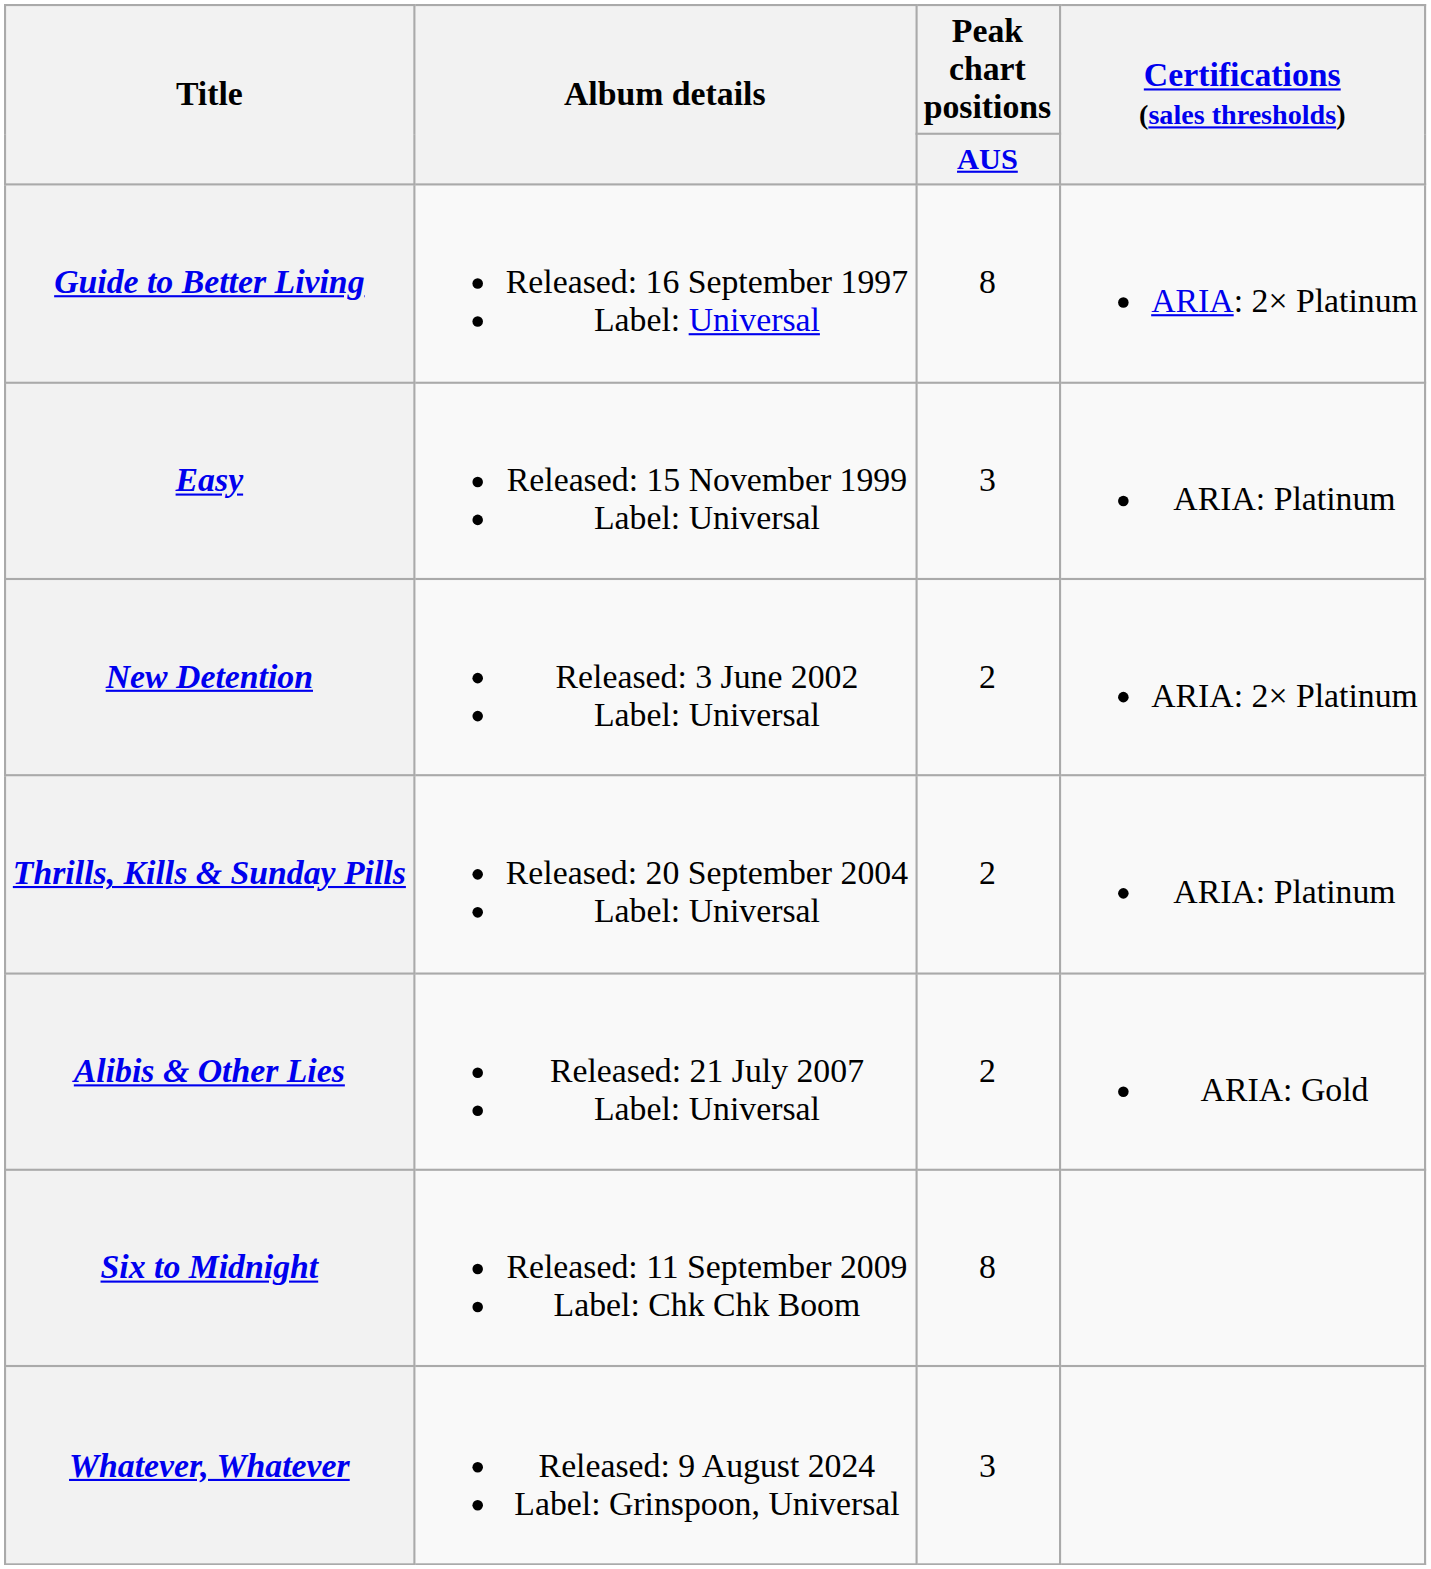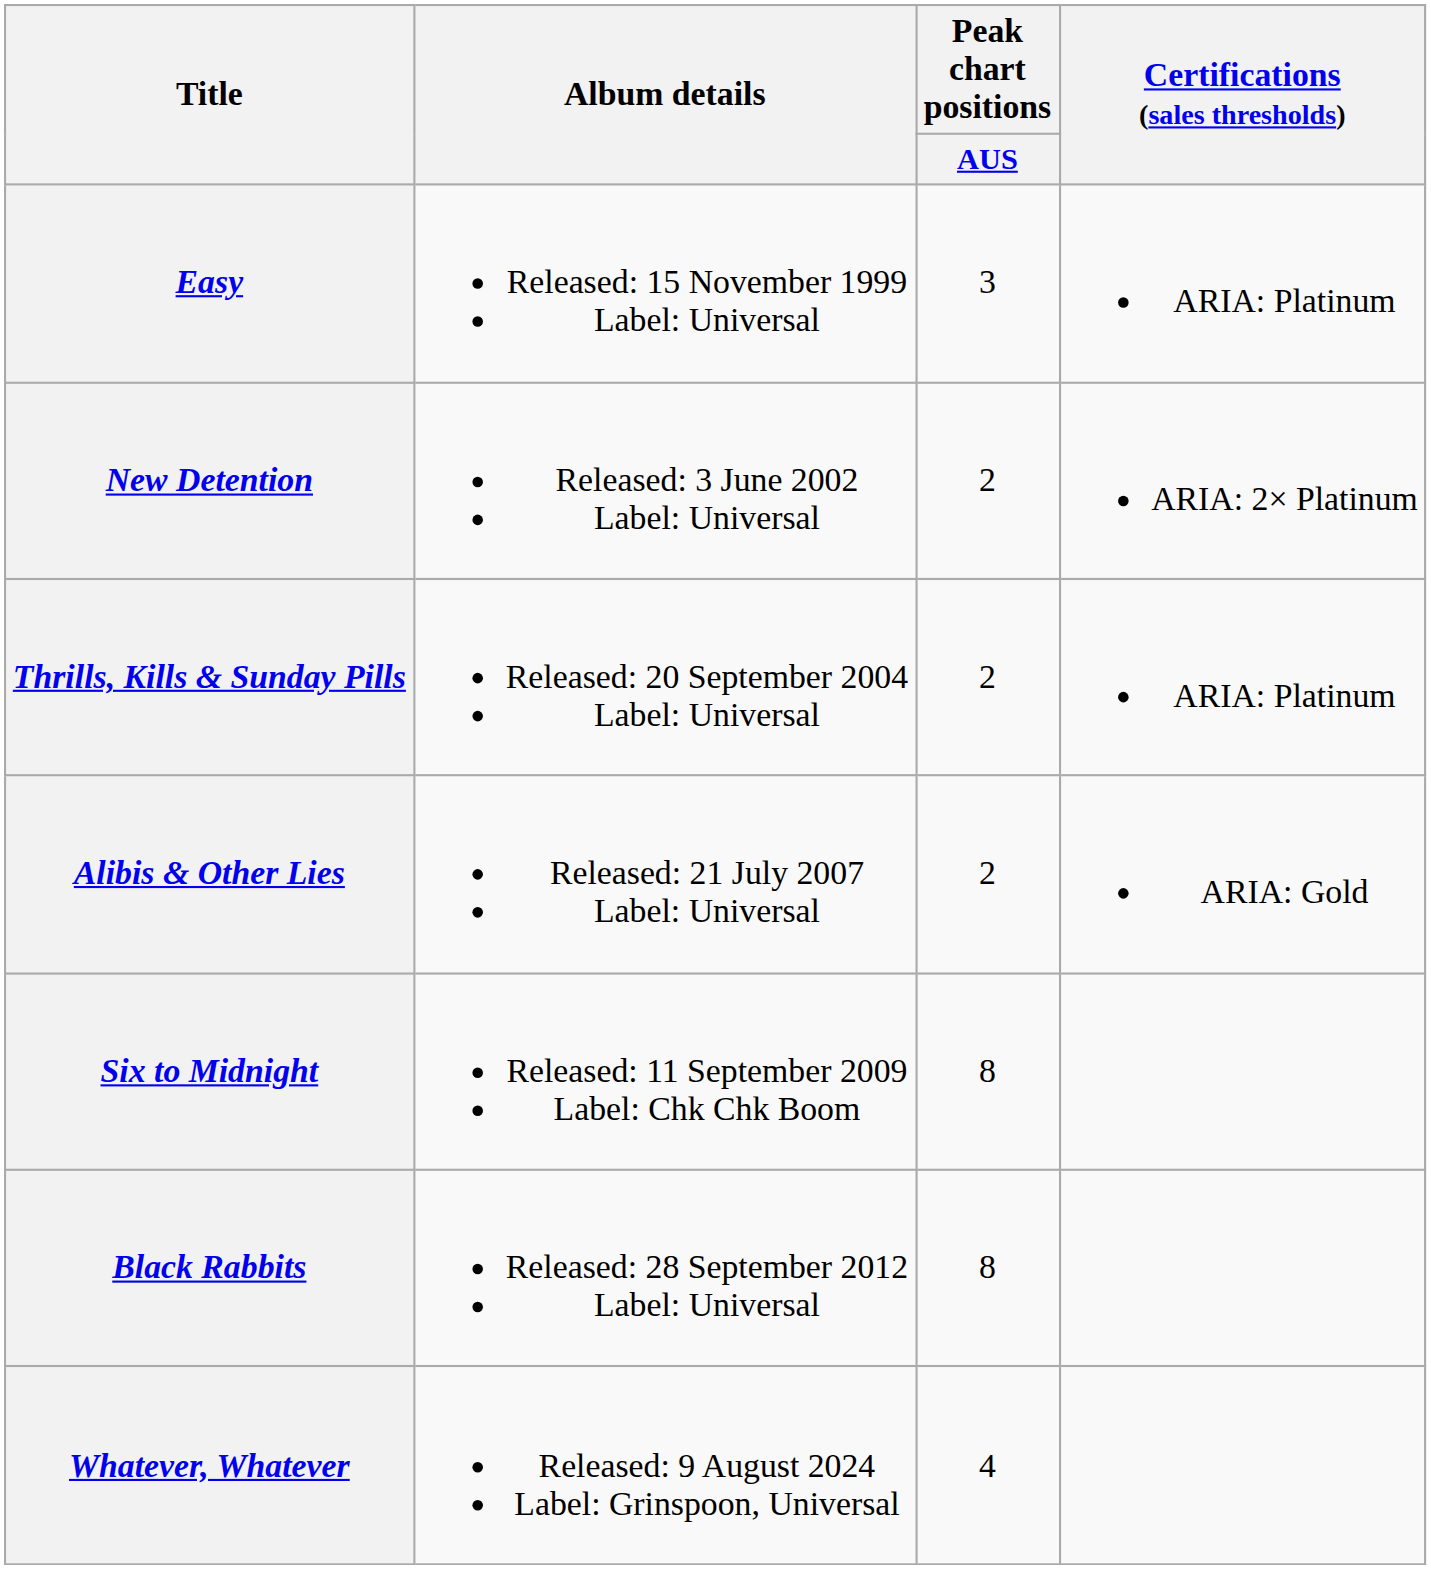- row: (209, 282)
+ row: (209, 1267)
(987, 1464) 3 -> (987, 1464) 4
